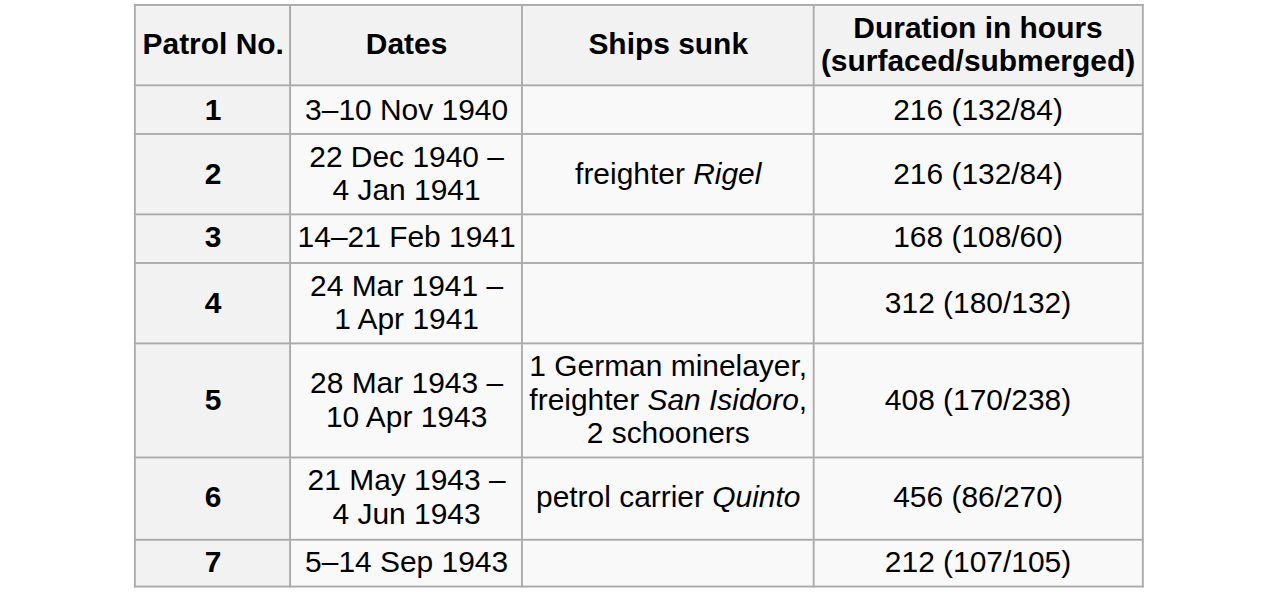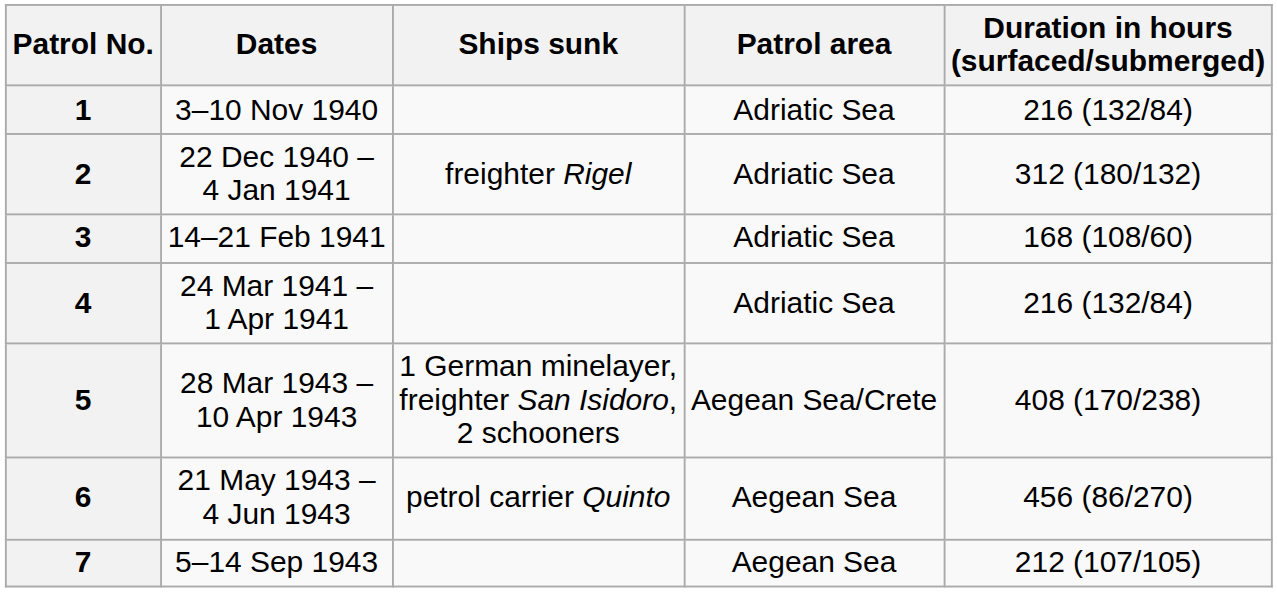+ column: (814, 45)
(978, 173) 216 (132/84) -> (1108, 173) 312 (180/132)
(978, 302) 312 (180/132) -> (1108, 302) 216 (132/84)
